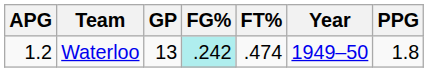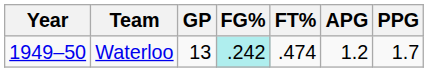columns swapped: (330, 20) <-> (31, 20)
(405, 52) 1.8 -> (405, 52) 1.7
